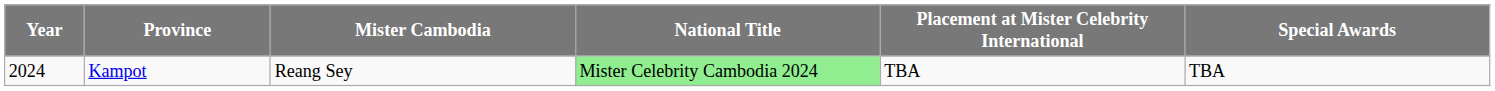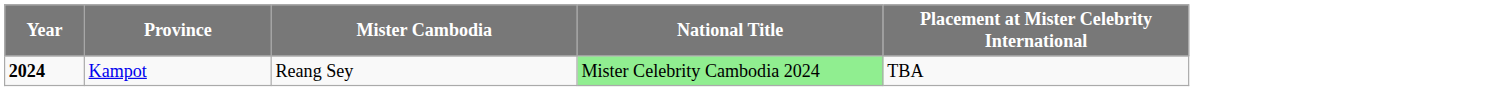- column: (1337, 30)
(27, 70) normal -> (27, 70) bold
